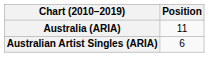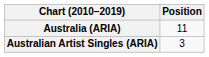(182, 44) 6 -> (182, 44) 3
